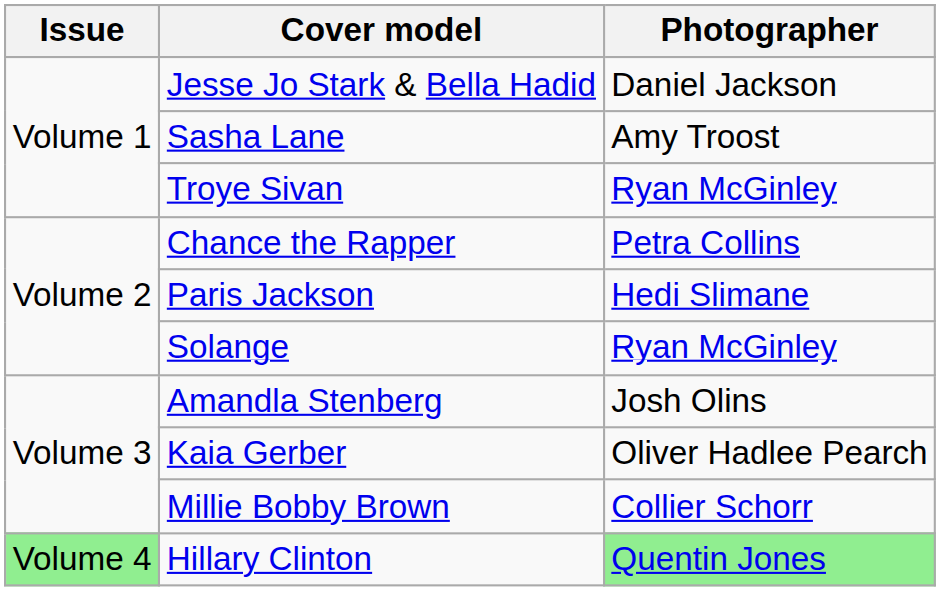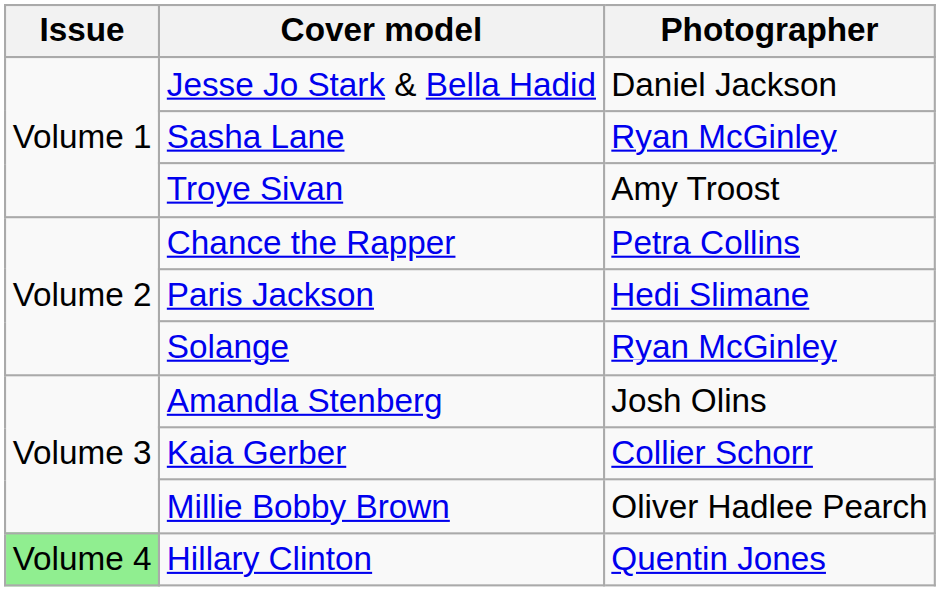(695, 136) Amy Troost -> (724, 136) Ryan McGinley
(724, 189) Ryan McGinley -> (695, 189) Amy Troost
(769, 453) Oliver Hadlee Pearch -> (712, 453) Collier Schorr
(712, 505) Collier Schorr -> (769, 505) Oliver Hadlee Pearch
(719, 558) lightgreen background -> (719, 558) no background
